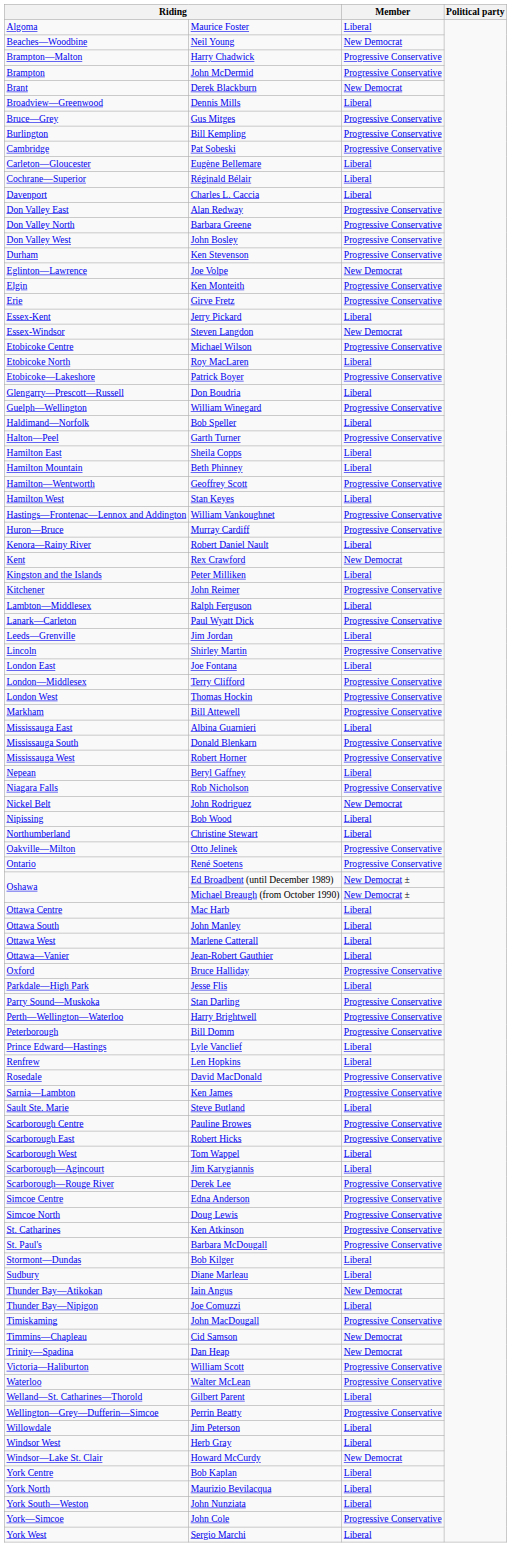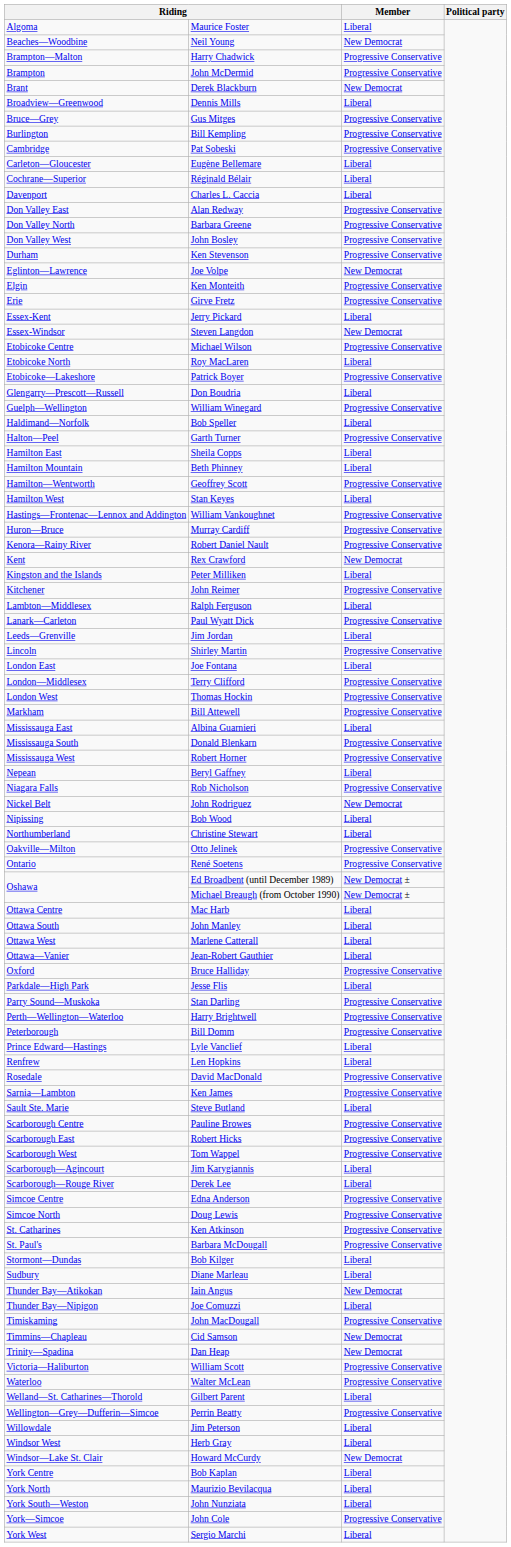(358, 544) Liberal -> (393, 544) Progressive Conservative
(358, 1153) Liberal -> (393, 1153) Progressive Conservative
(393, 1184) Progressive Conservative -> (358, 1184) Liberal
